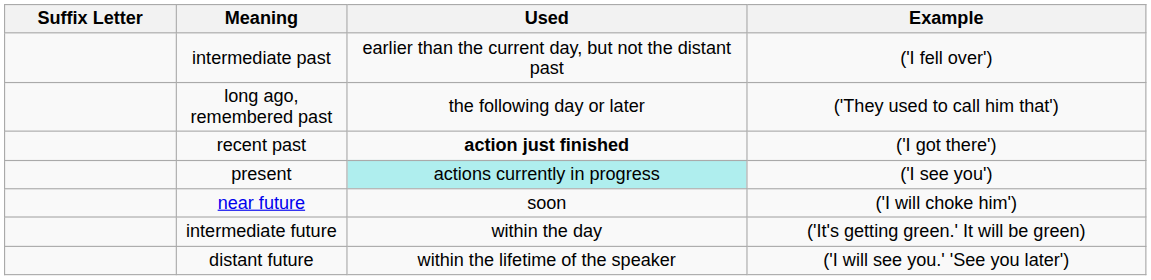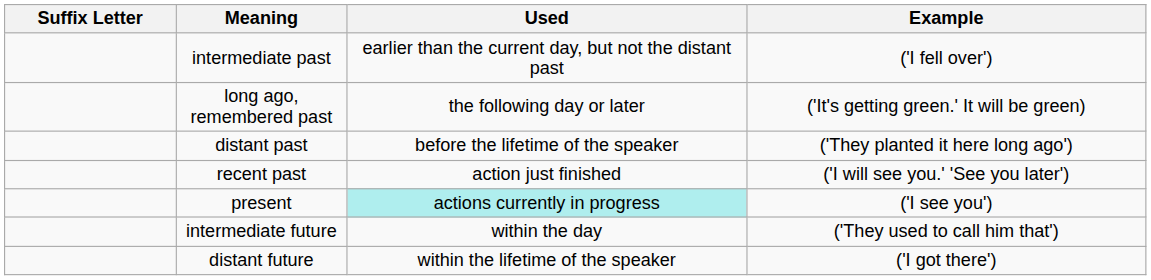(946, 106) ('They used to call him that') -> (946, 106) ('It's getting green.' It will be green)
+ row: (261, 145)
(547, 145) bold -> (547, 174) normal
(946, 145) ('I got there') -> (946, 174) ('I will see you.' 'See you later')
- row: (261, 202)
(946, 231) ('It's getting green.' It will be green) -> (946, 231) ('They used to call him that')
(946, 260) ('I will see you.' 'See you later') -> (946, 260) ('I got there')
